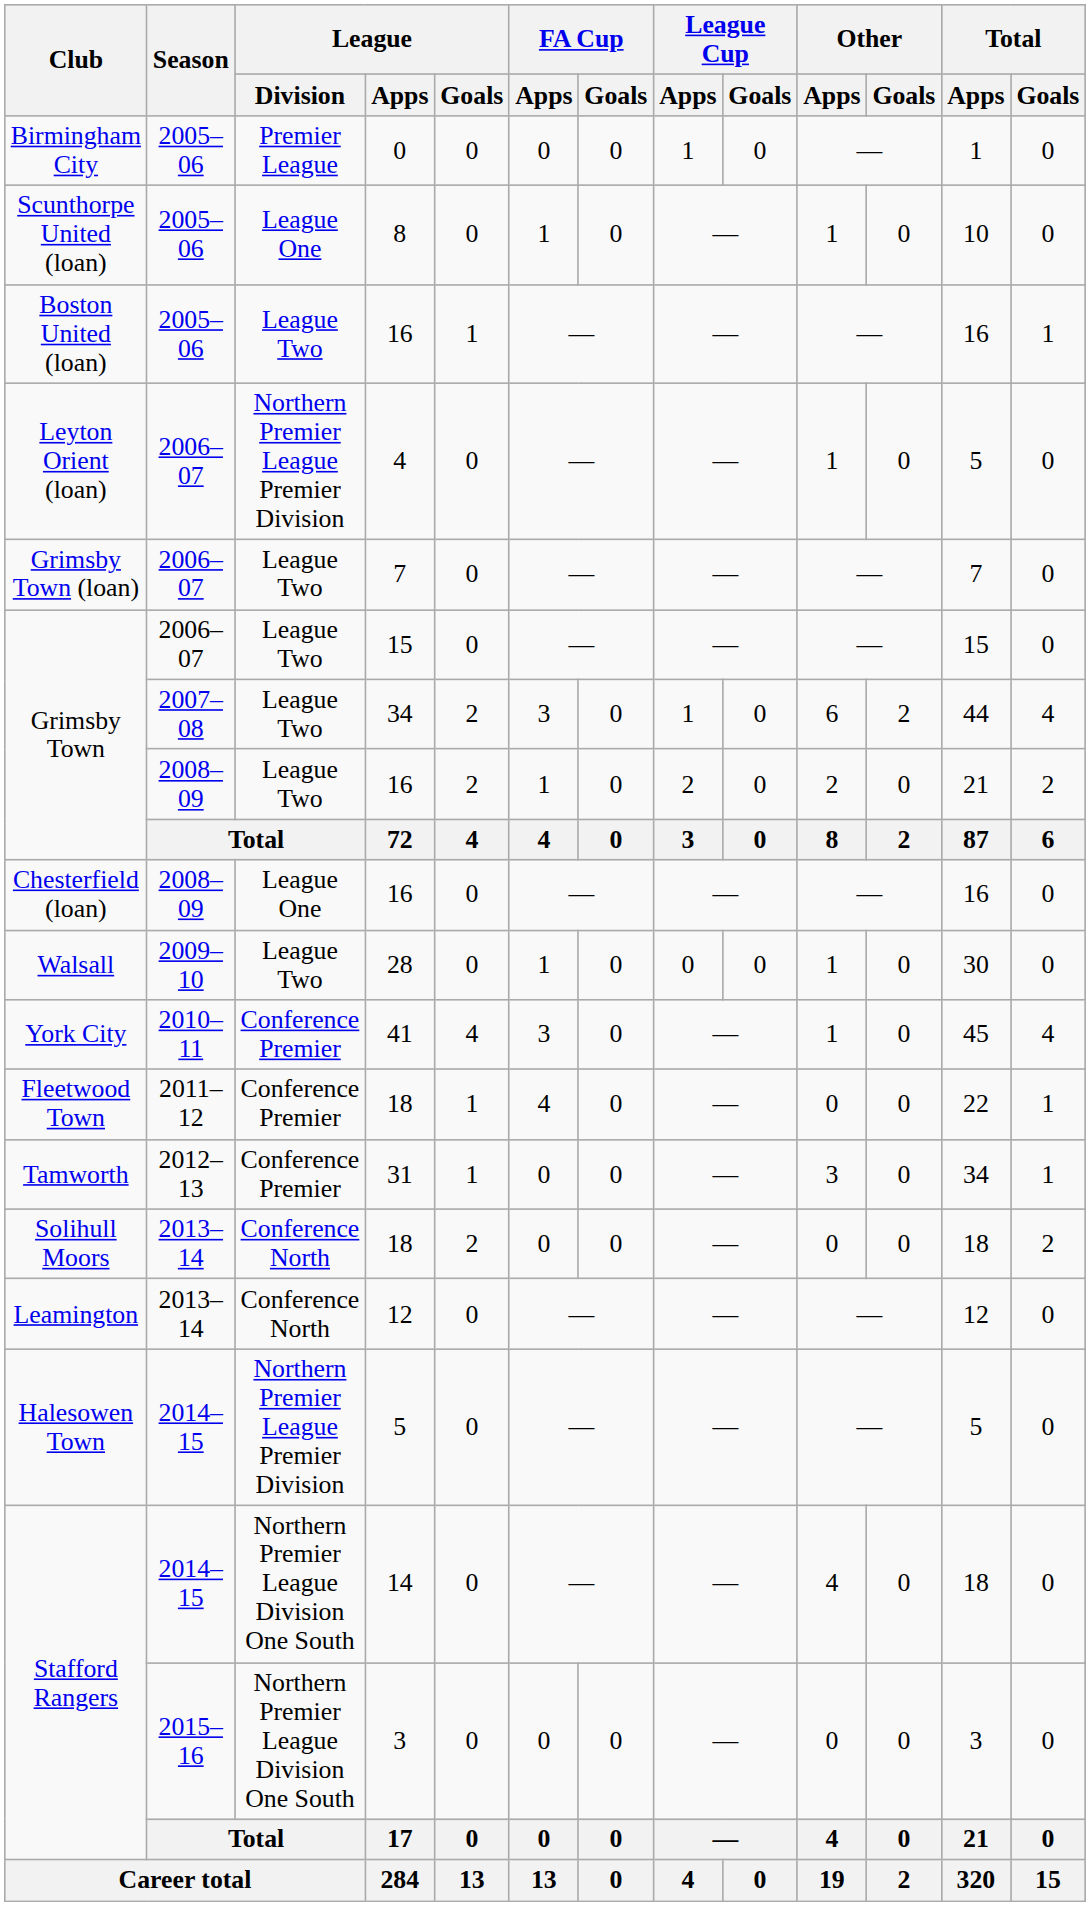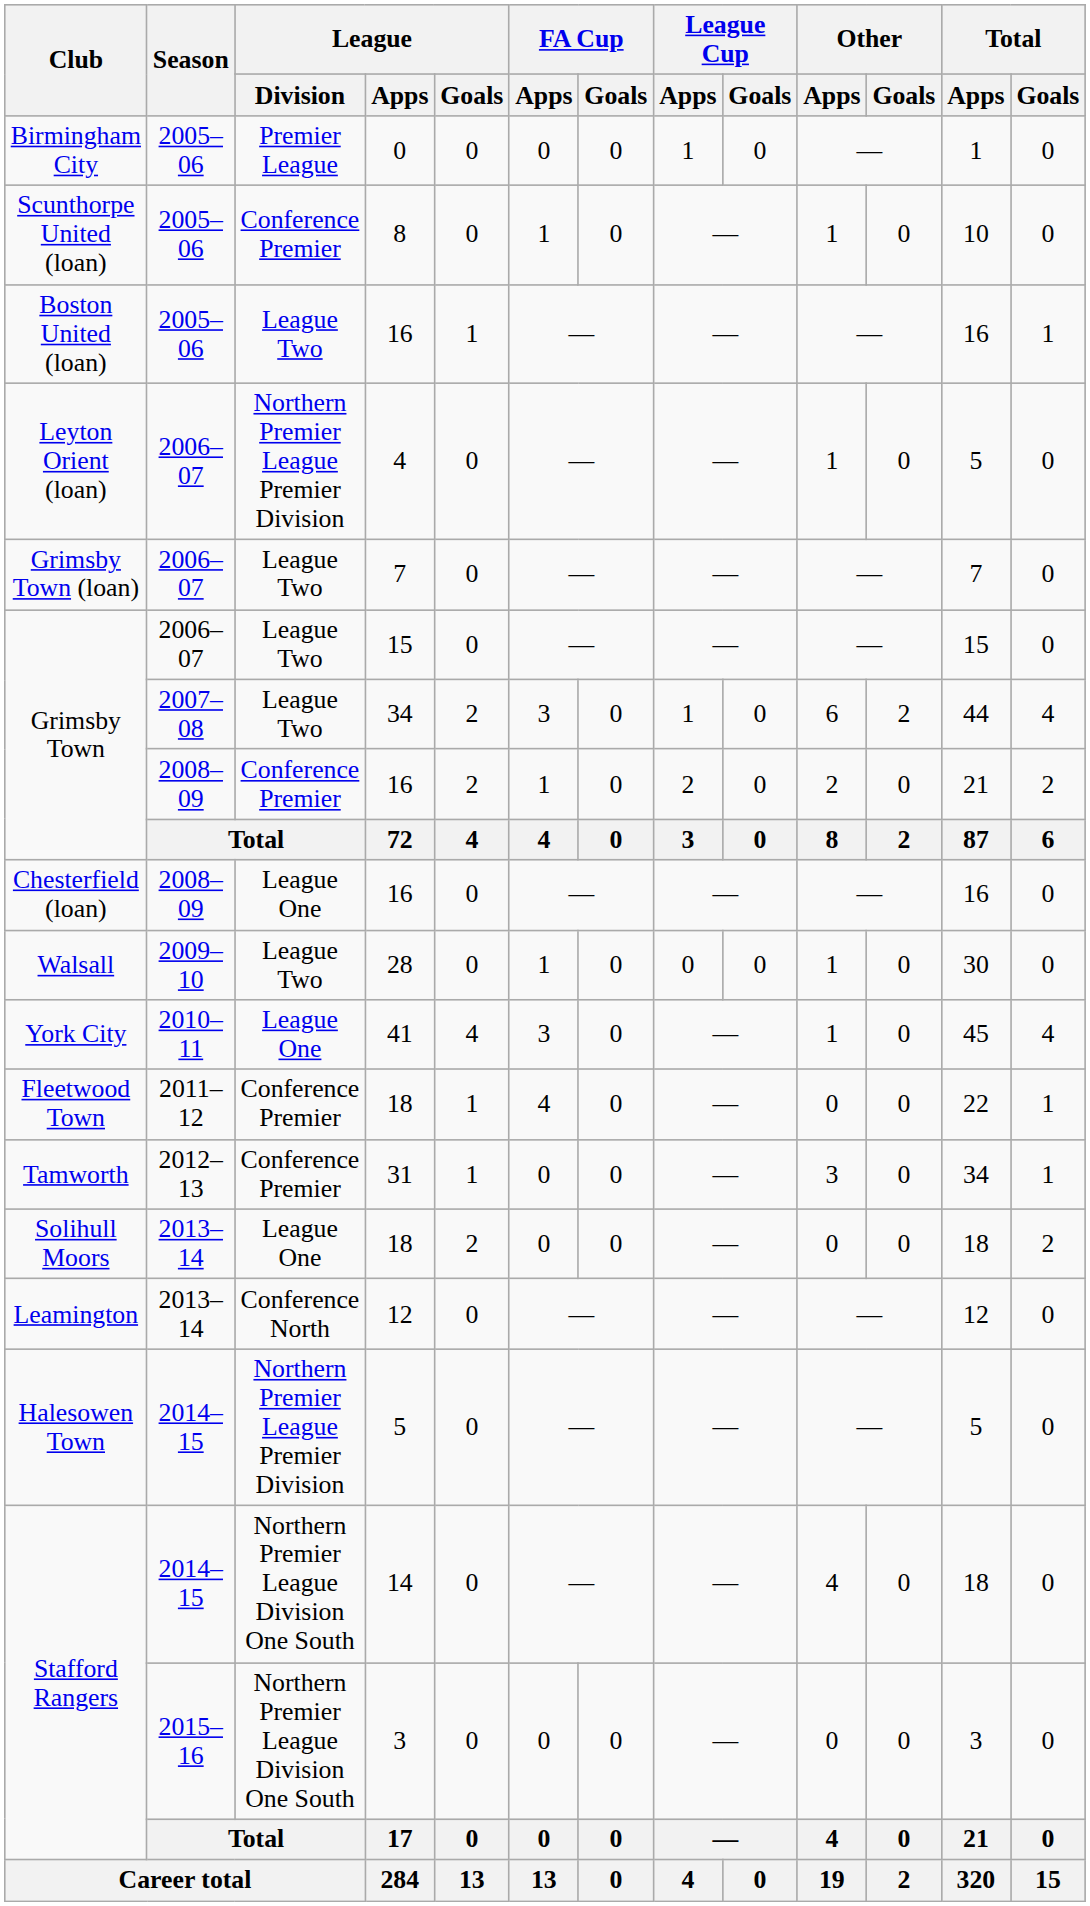(300, 234) League One -> (300, 234) Conference Premier
(300, 783) League Two -> (300, 783) Conference Premier
(300, 1034) Conference Premier -> (300, 1034) League One
(300, 1243) Conference North -> (300, 1243) League One
